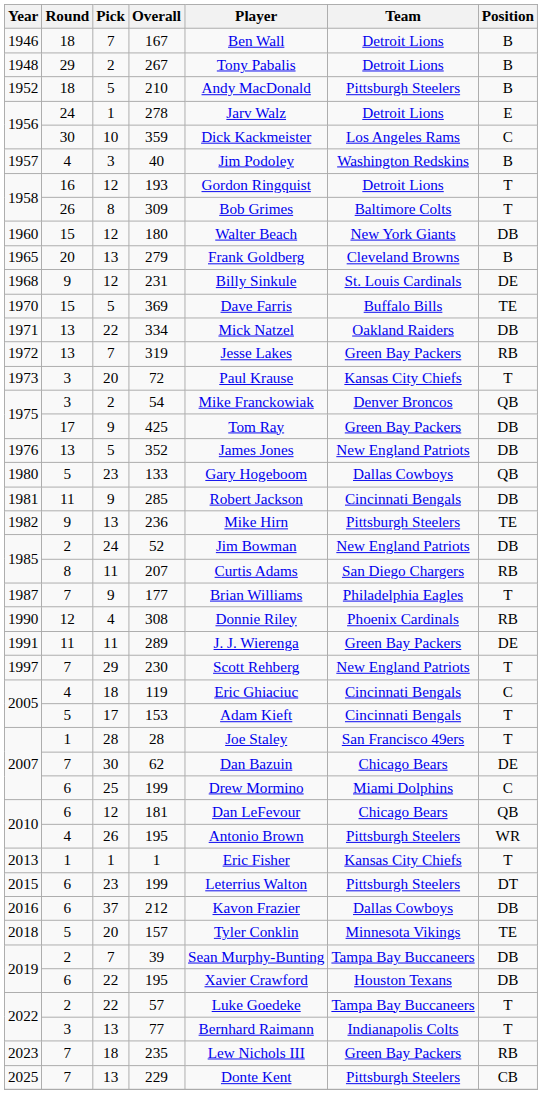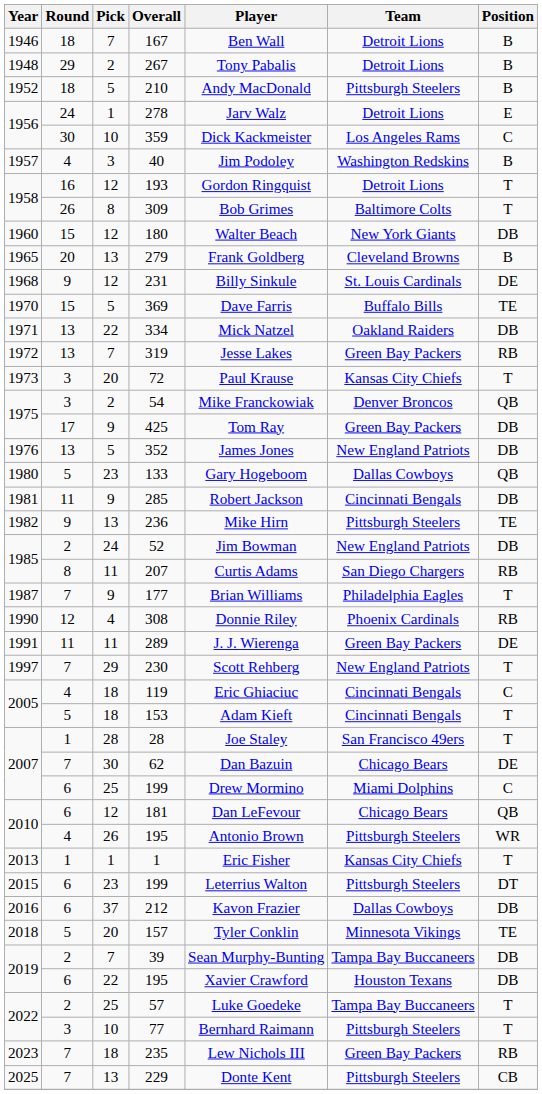(111, 715) 17 -> (111, 715) 18
(111, 1004) 22 -> (111, 1004) 25
(111, 1029) 13 -> (111, 1029) 10
(403, 1029) Indianapolis Colts -> (403, 1029) Pittsburgh Steelers
